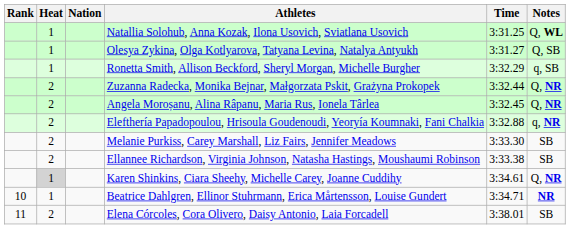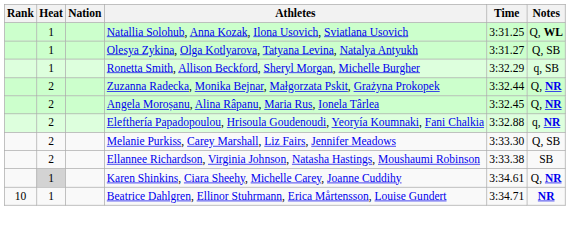(546, 141) SB -> (546, 141) Q, SB
- row: (248, 214)
